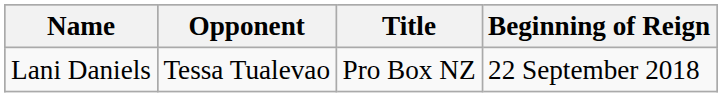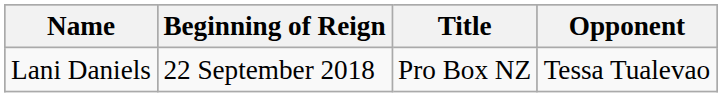columns swapped: (599, 26) <-> (247, 26)
